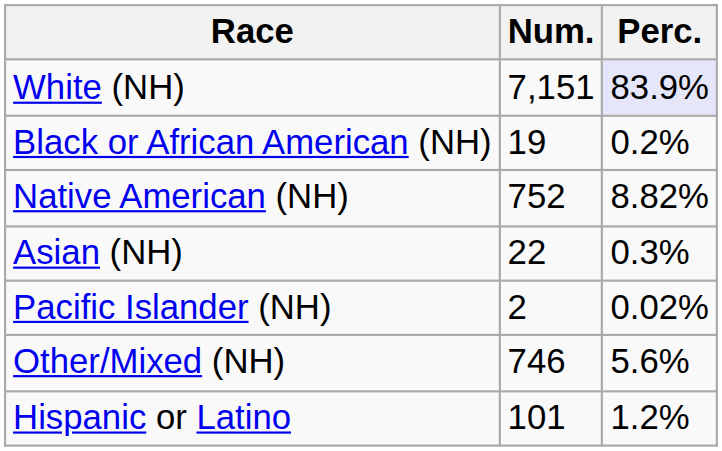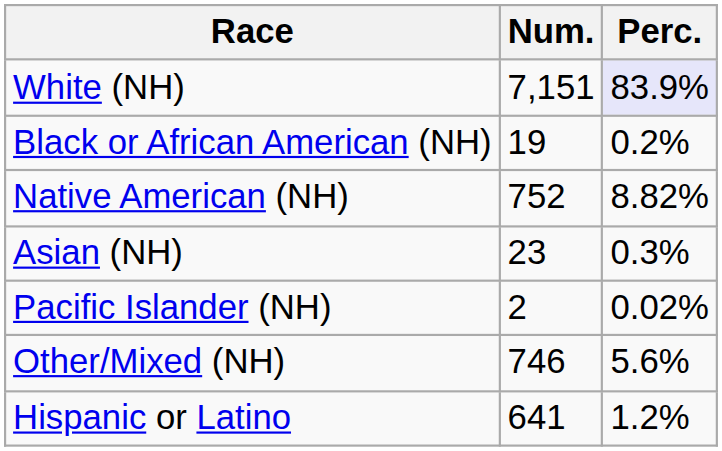(527, 252) 22 -> (527, 252) 23
(537, 417) 101 -> (537, 417) 641
